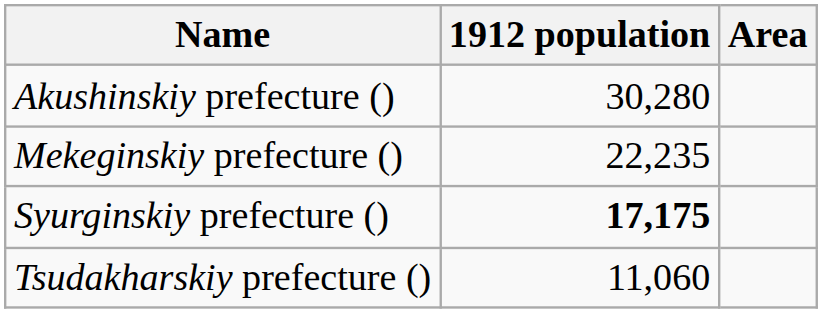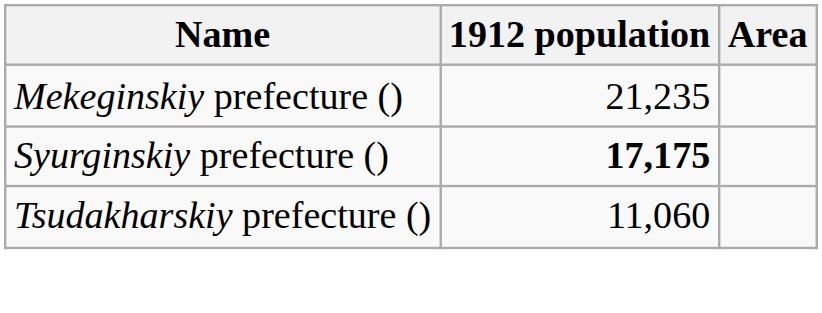- row: (204, 95)
(658, 155) 22,235 -> (658, 95) 21,235
